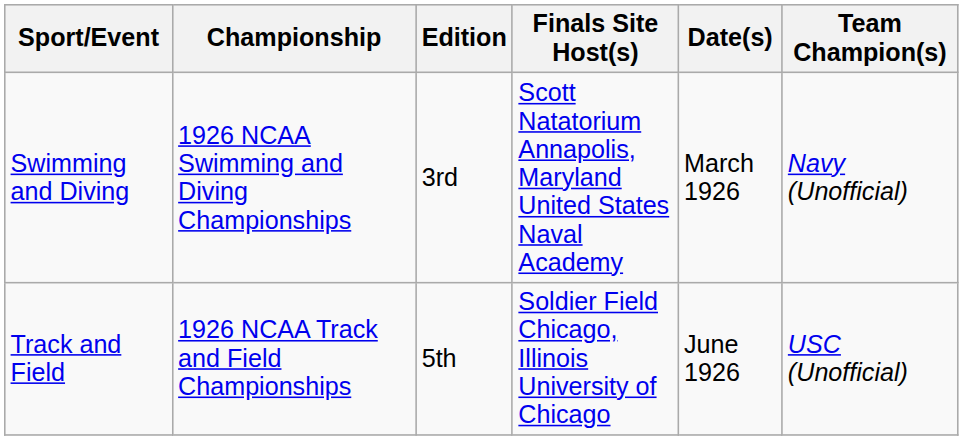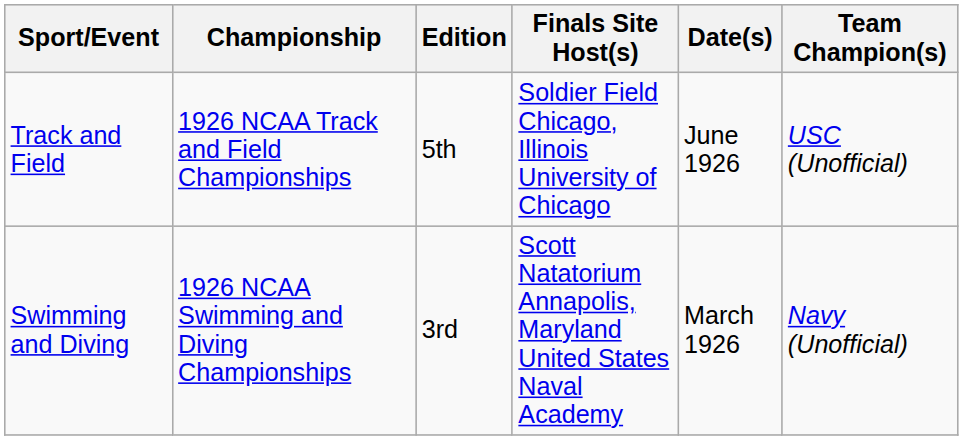rows swapped: (70, 177) <-> (66, 358)
